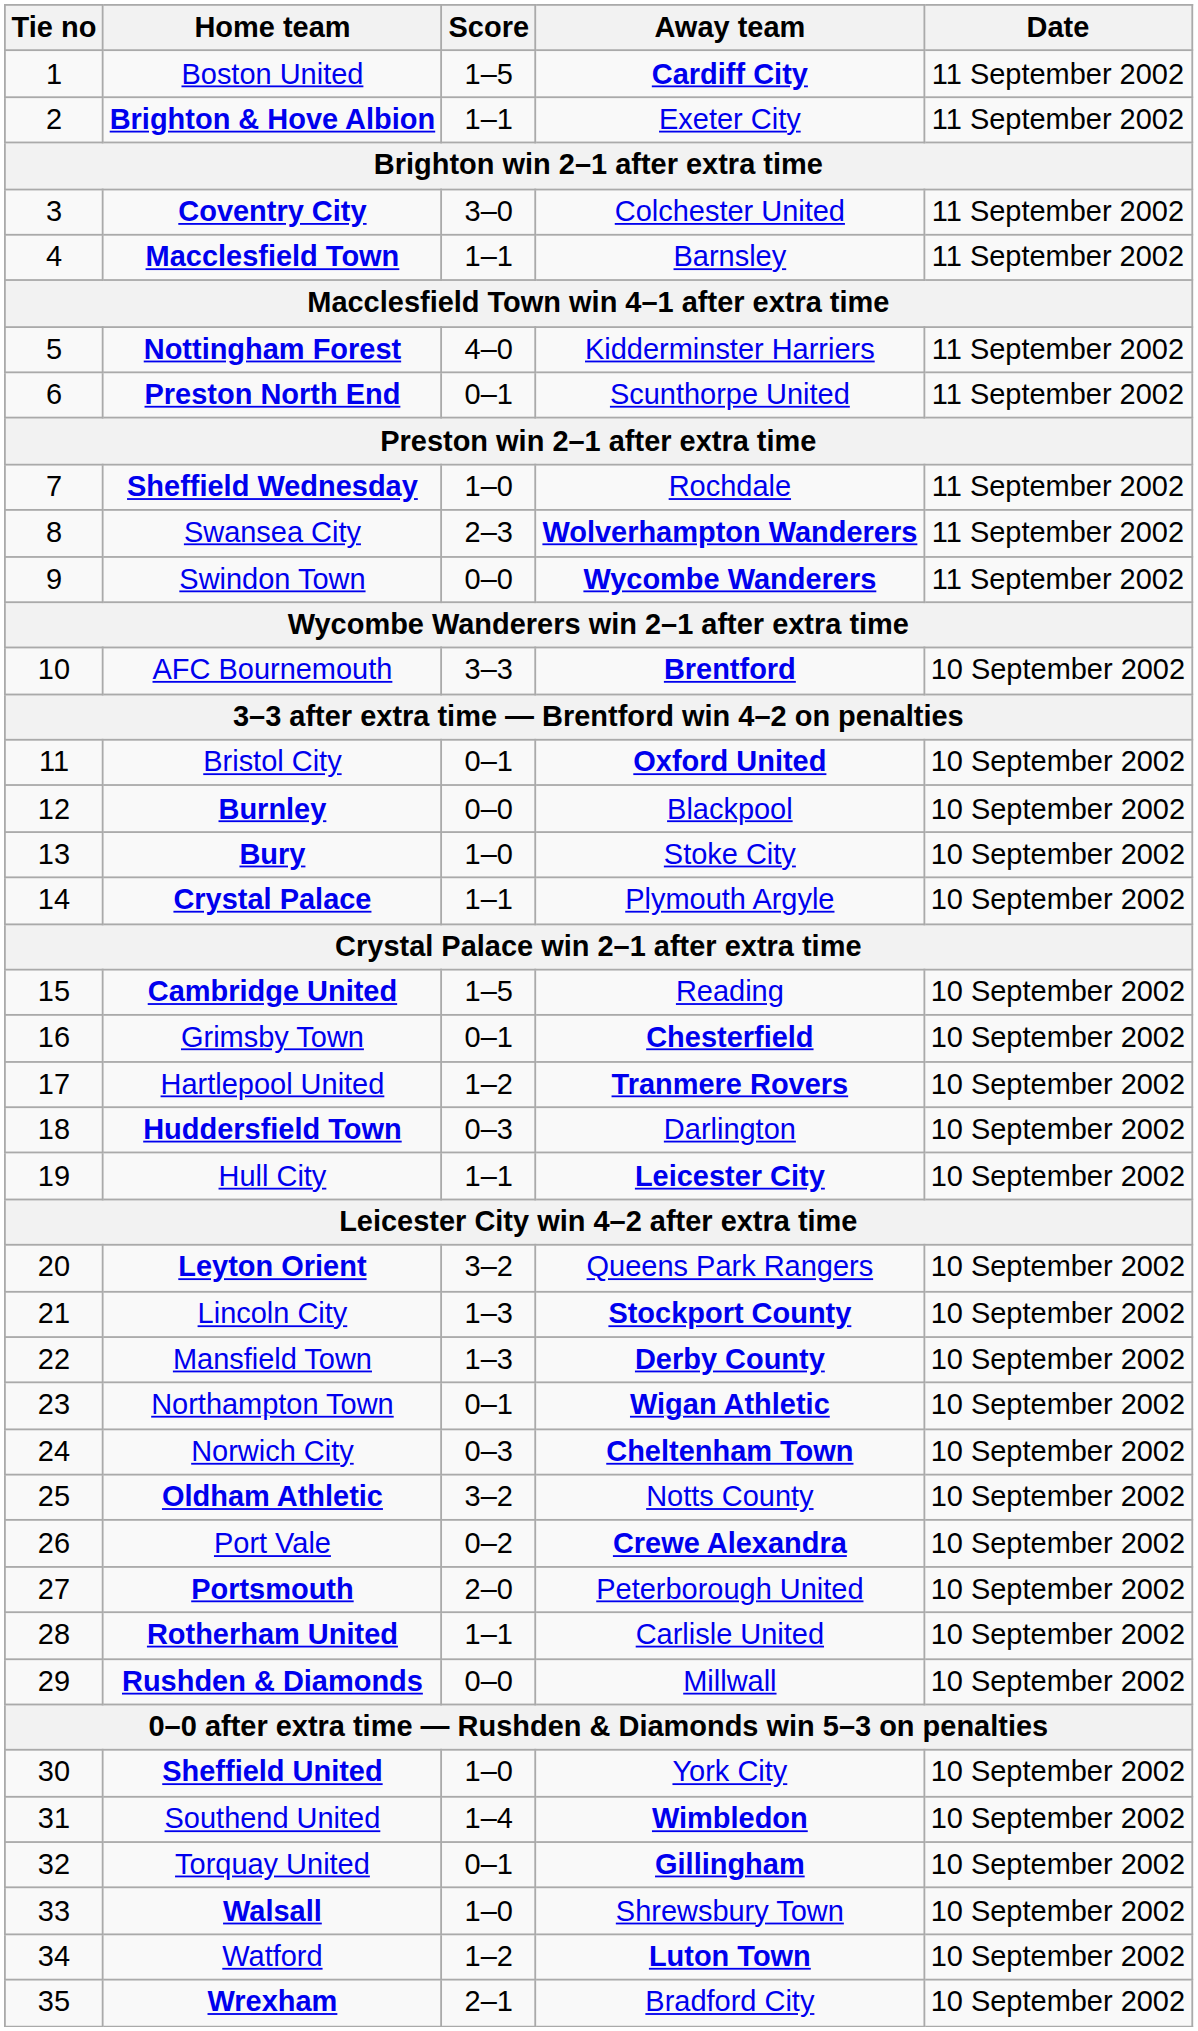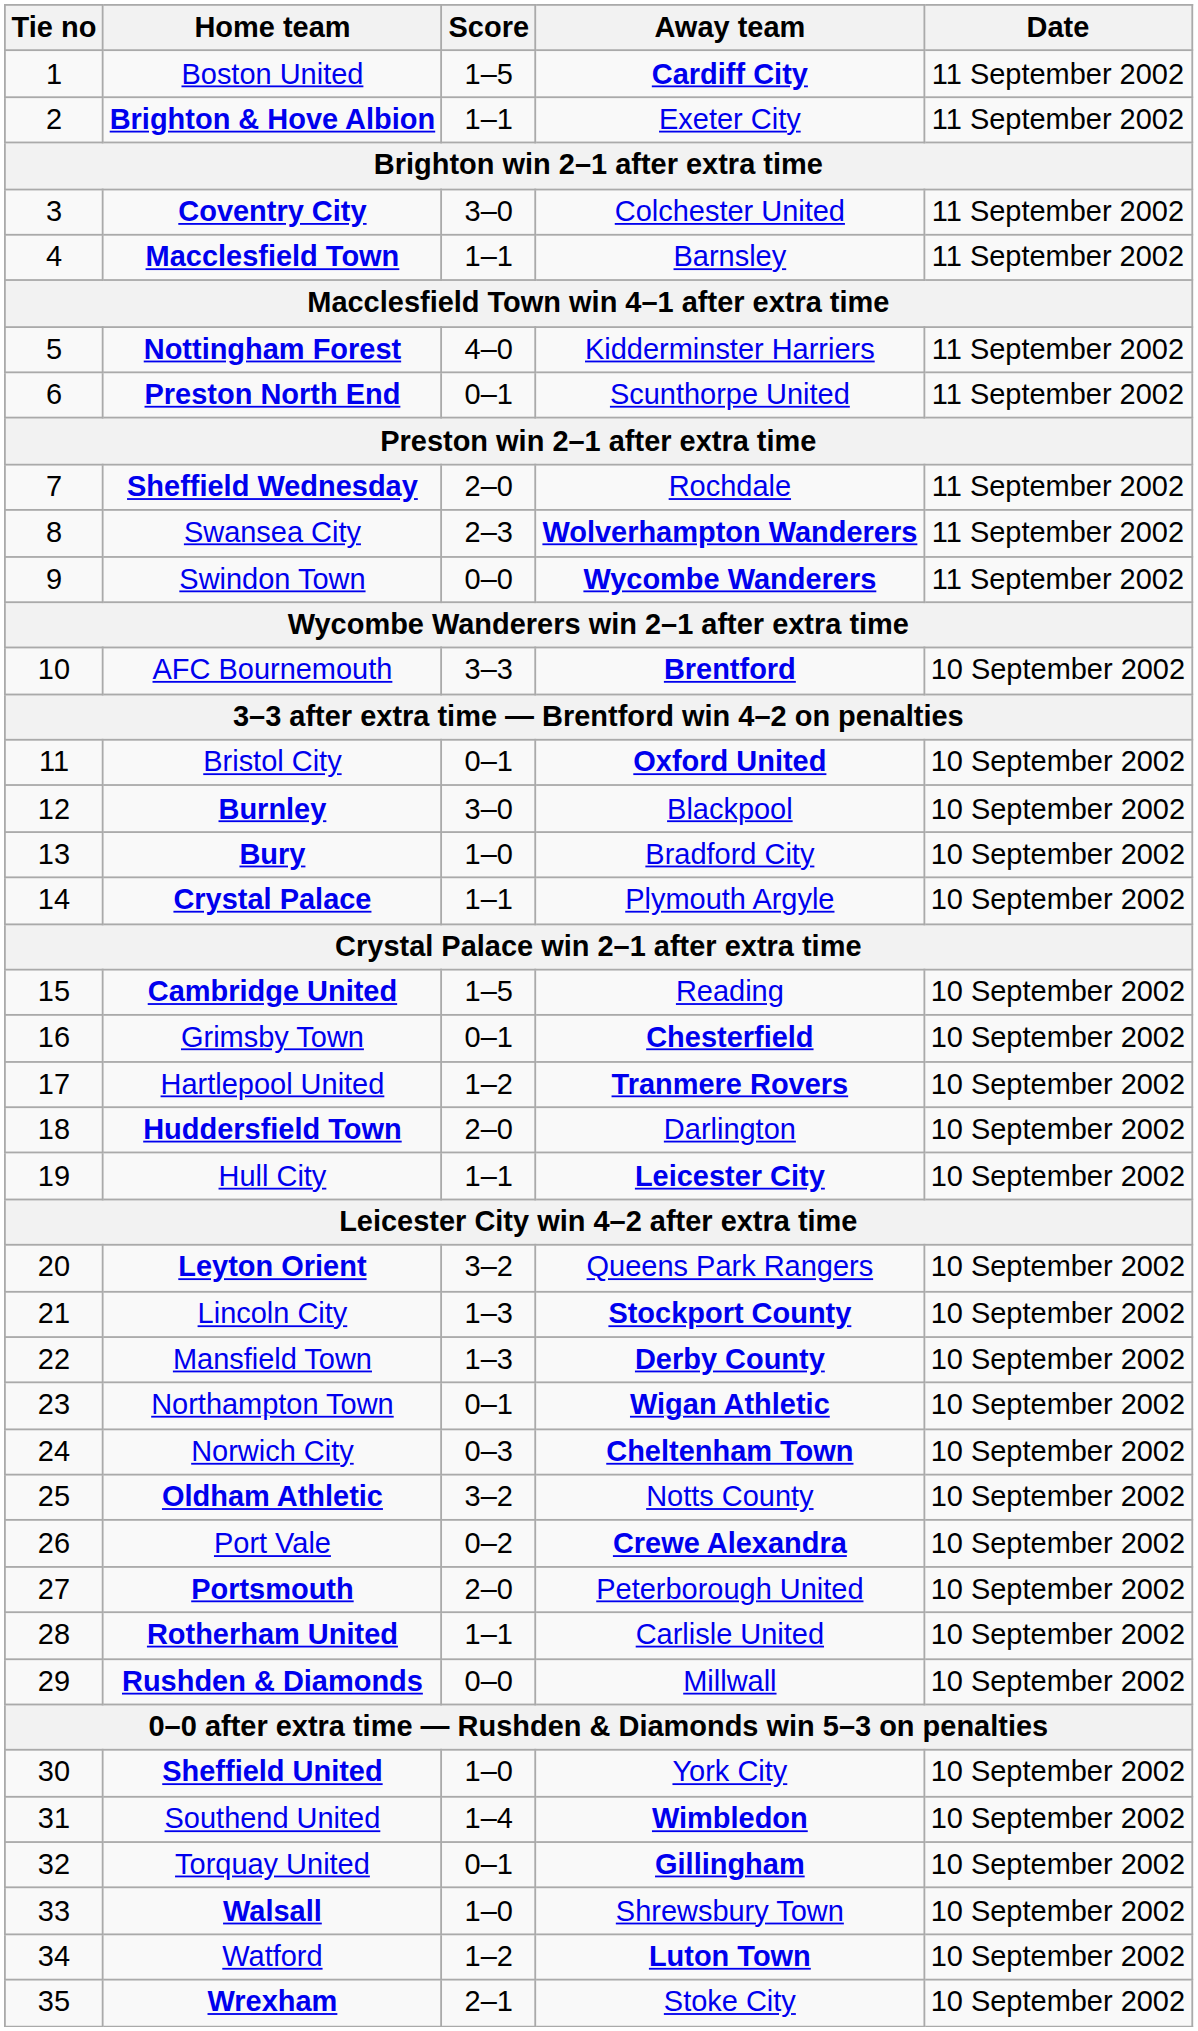(489, 486) 1–0 -> (489, 486) 2–0
(489, 808) 0–0 -> (489, 808) 3–0
(730, 854) Stoke City -> (730, 854) Bradford City
(489, 1129) 0–3 -> (489, 1129) 2–0
(730, 2002) Bradford City -> (730, 2002) Stoke City
